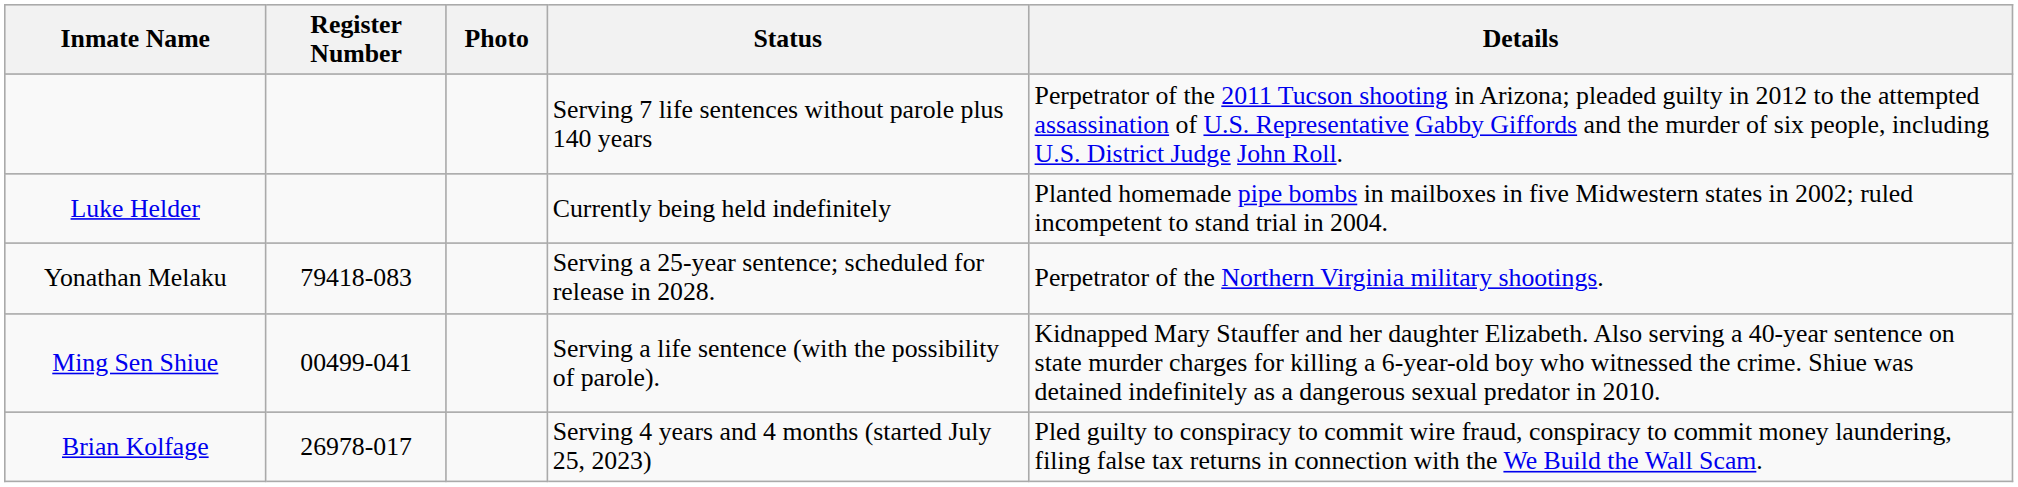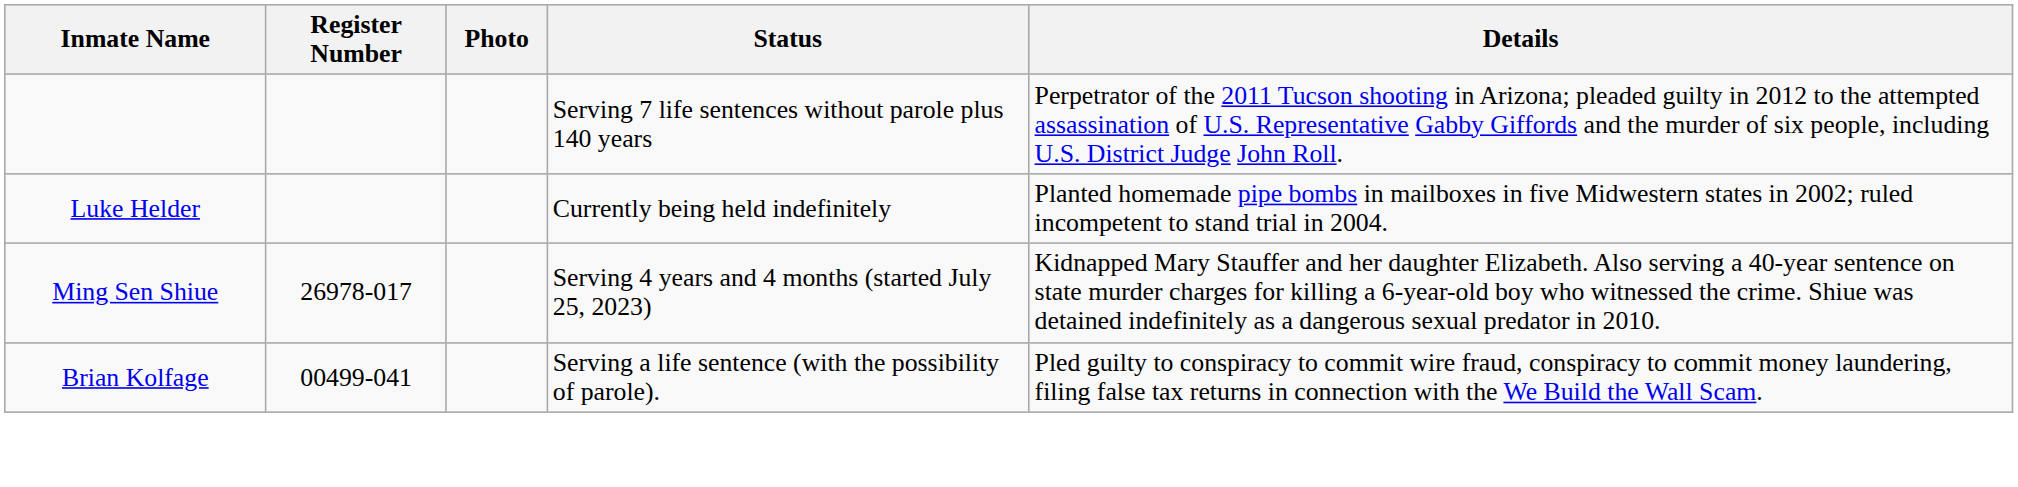- row: (135, 277)
(356, 362) 00499-041 -> (356, 292) 26978-017
(776, 362) Serving a life sentence (with the possibility of parole). -> (772, 292) Serving 4 years and 4 months (started July 25, 2023)
(356, 446) 26978-017 -> (356, 376) 00499-041
(772, 446) Serving 4 years and 4 months (started July 25, 2023) -> (776, 376) Serving a life sentence (with the possibility of parole).
